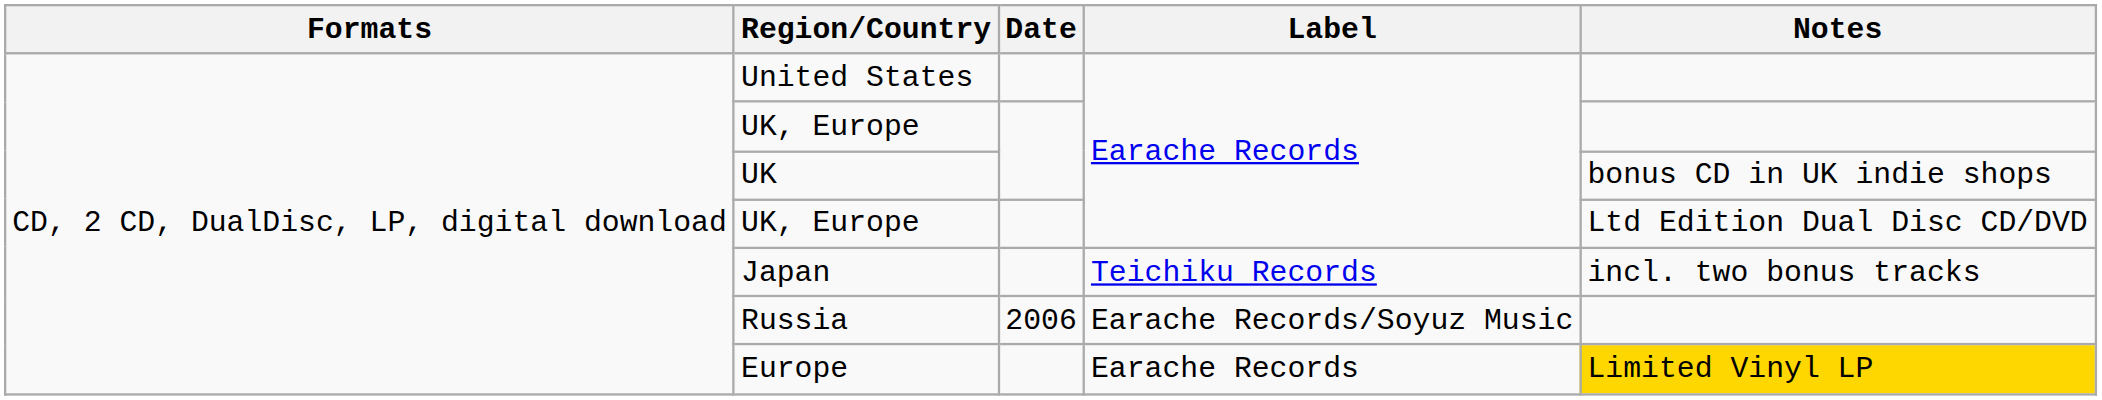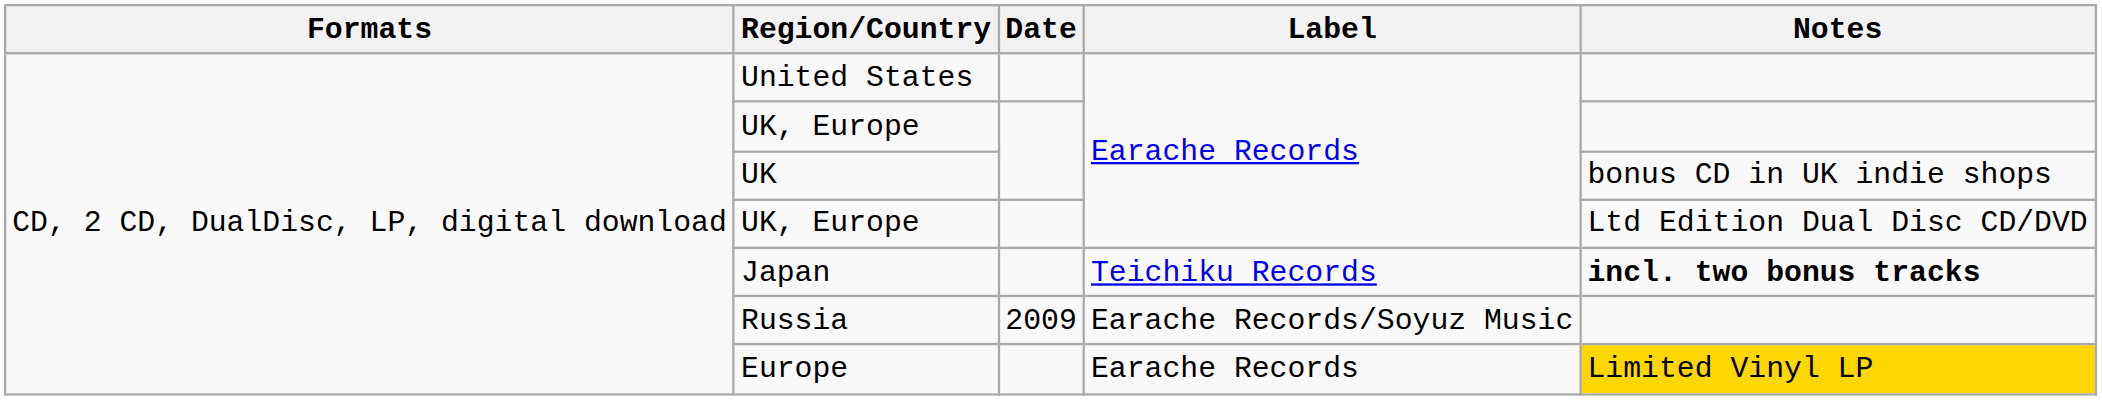(1784, 272) normal -> (1784, 272) bold
(1041, 321) 2006 -> (1041, 321) 2009
